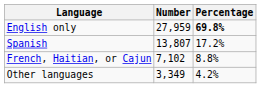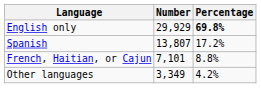(173, 28) 27,959 -> (173, 28) 29,929
(171, 59) 7,102 -> (171, 59) 7,101
